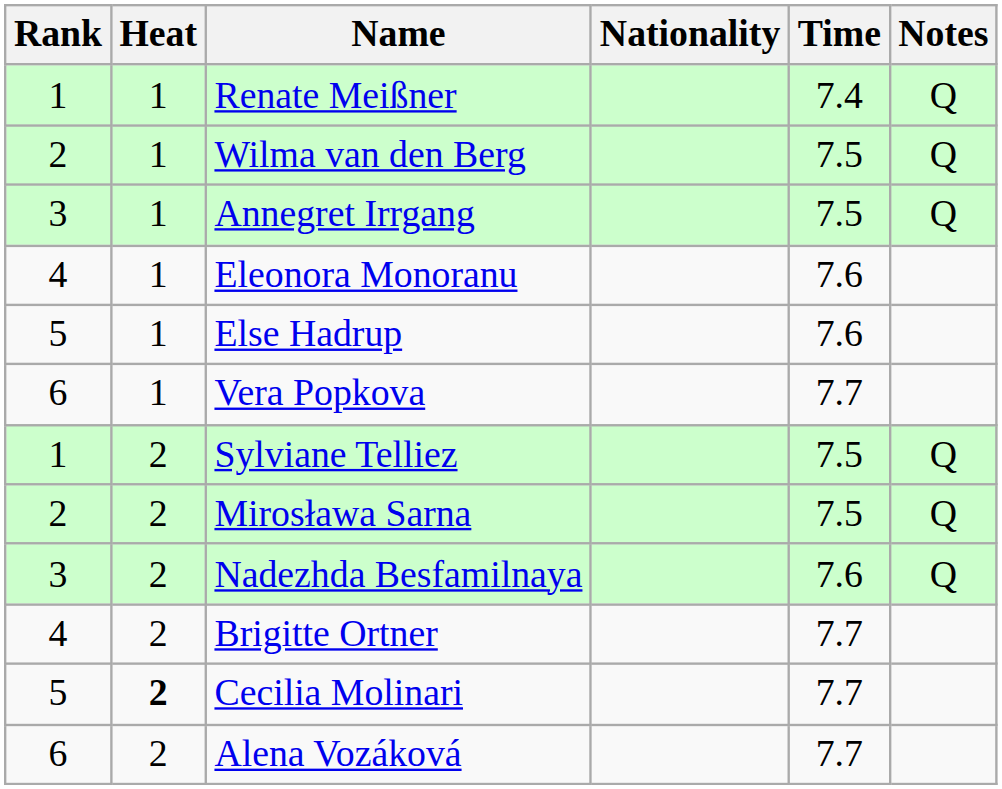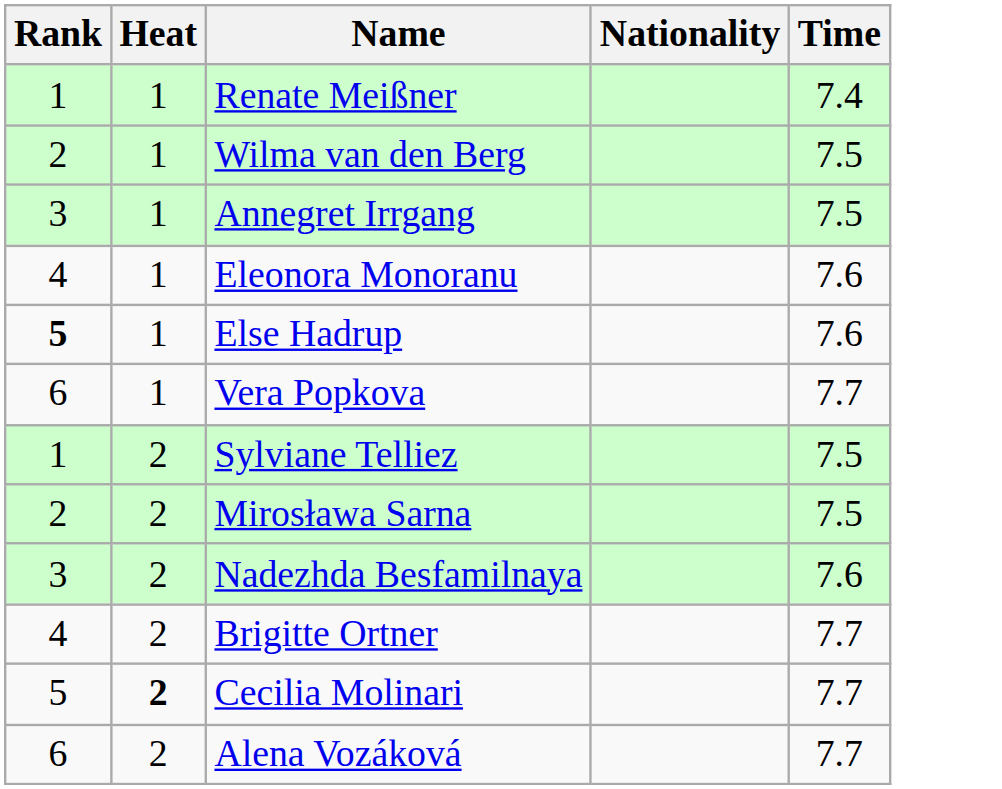- column: (943, 34)
(58, 333) normal -> (58, 333) bold
